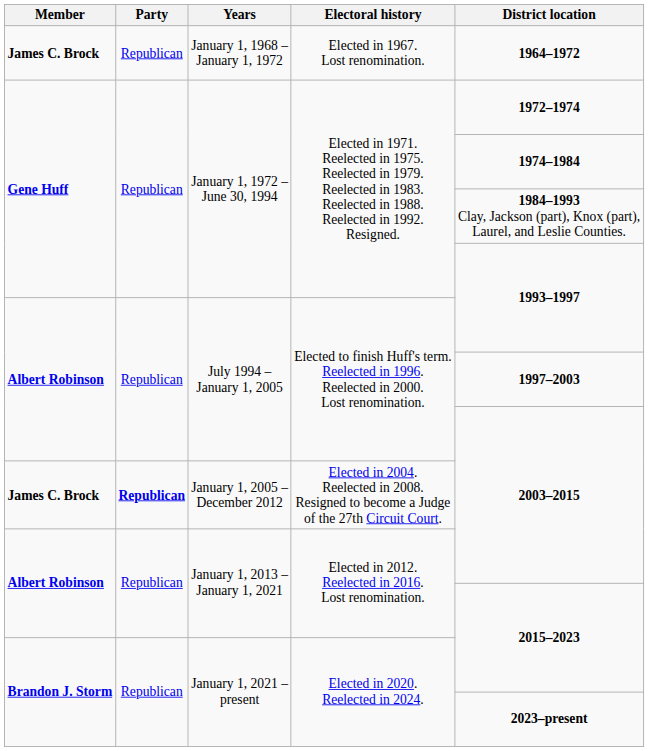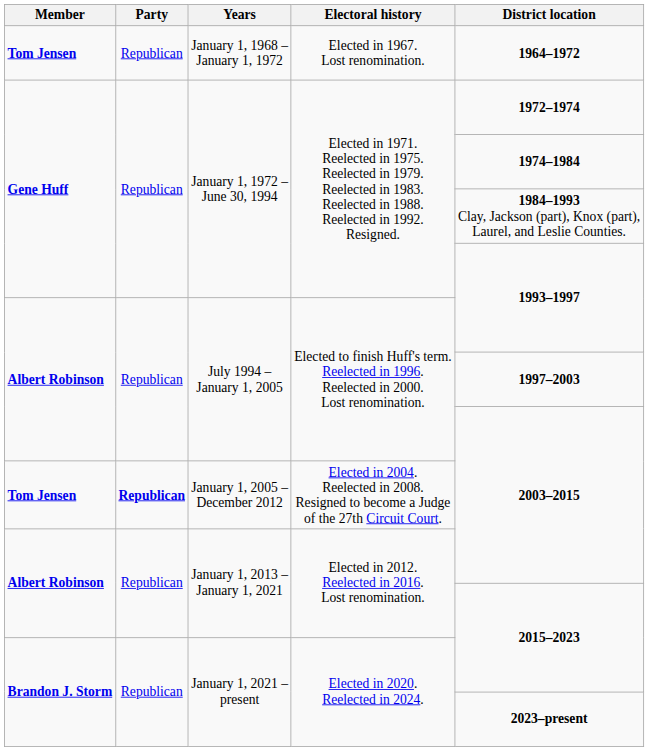(53, 53) James C. Brock -> (42, 53) Tom Jensen
(53, 495) James C. Brock -> (42, 495) Tom Jensen
